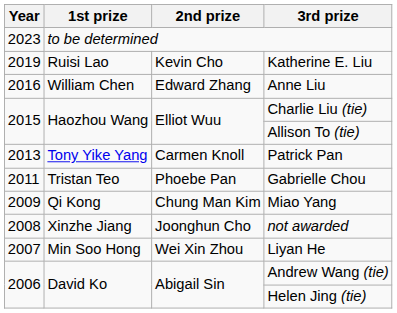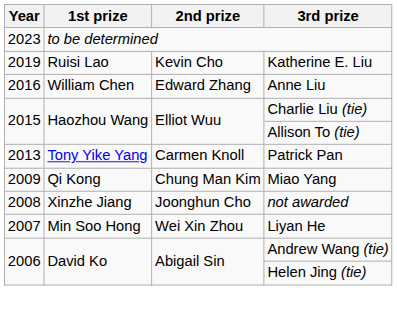- row: (317, 179)
